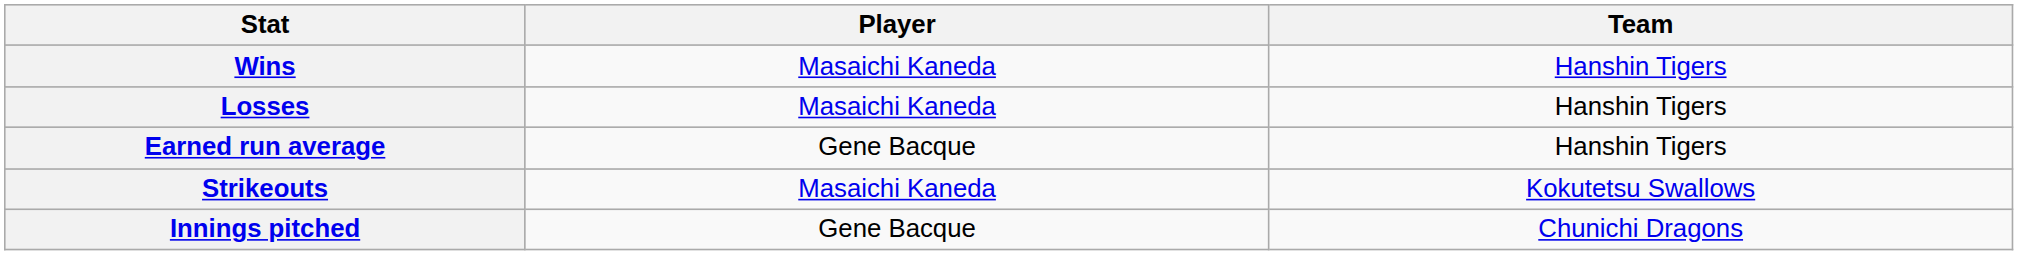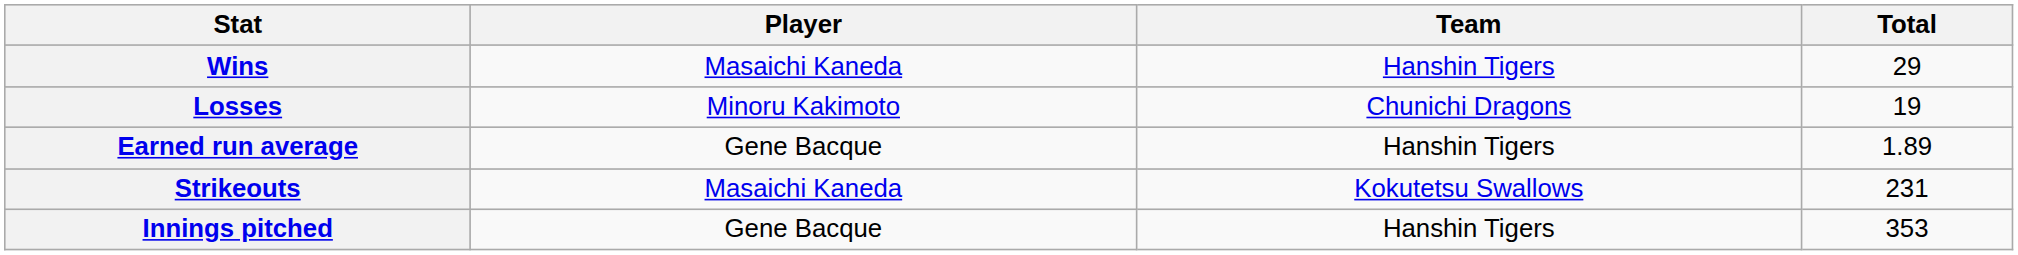+ column: (1907, 24)
(897, 106) Masaichi Kaneda -> (803, 106) Minoru Kakimoto
(1641, 106) Hanshin Tigers -> (1469, 106) Chunichi Dragons
(1641, 229) Chunichi Dragons -> (1469, 229) Hanshin Tigers
